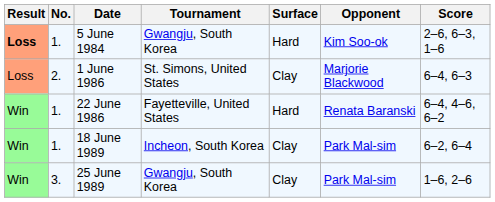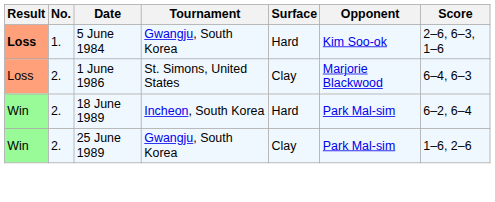- row: (99, 110)
(56, 145) 1. -> (56, 110) 2.
(285, 145) Clay -> (285, 110) Hard
(56, 179) 3. -> (56, 145) 2.
